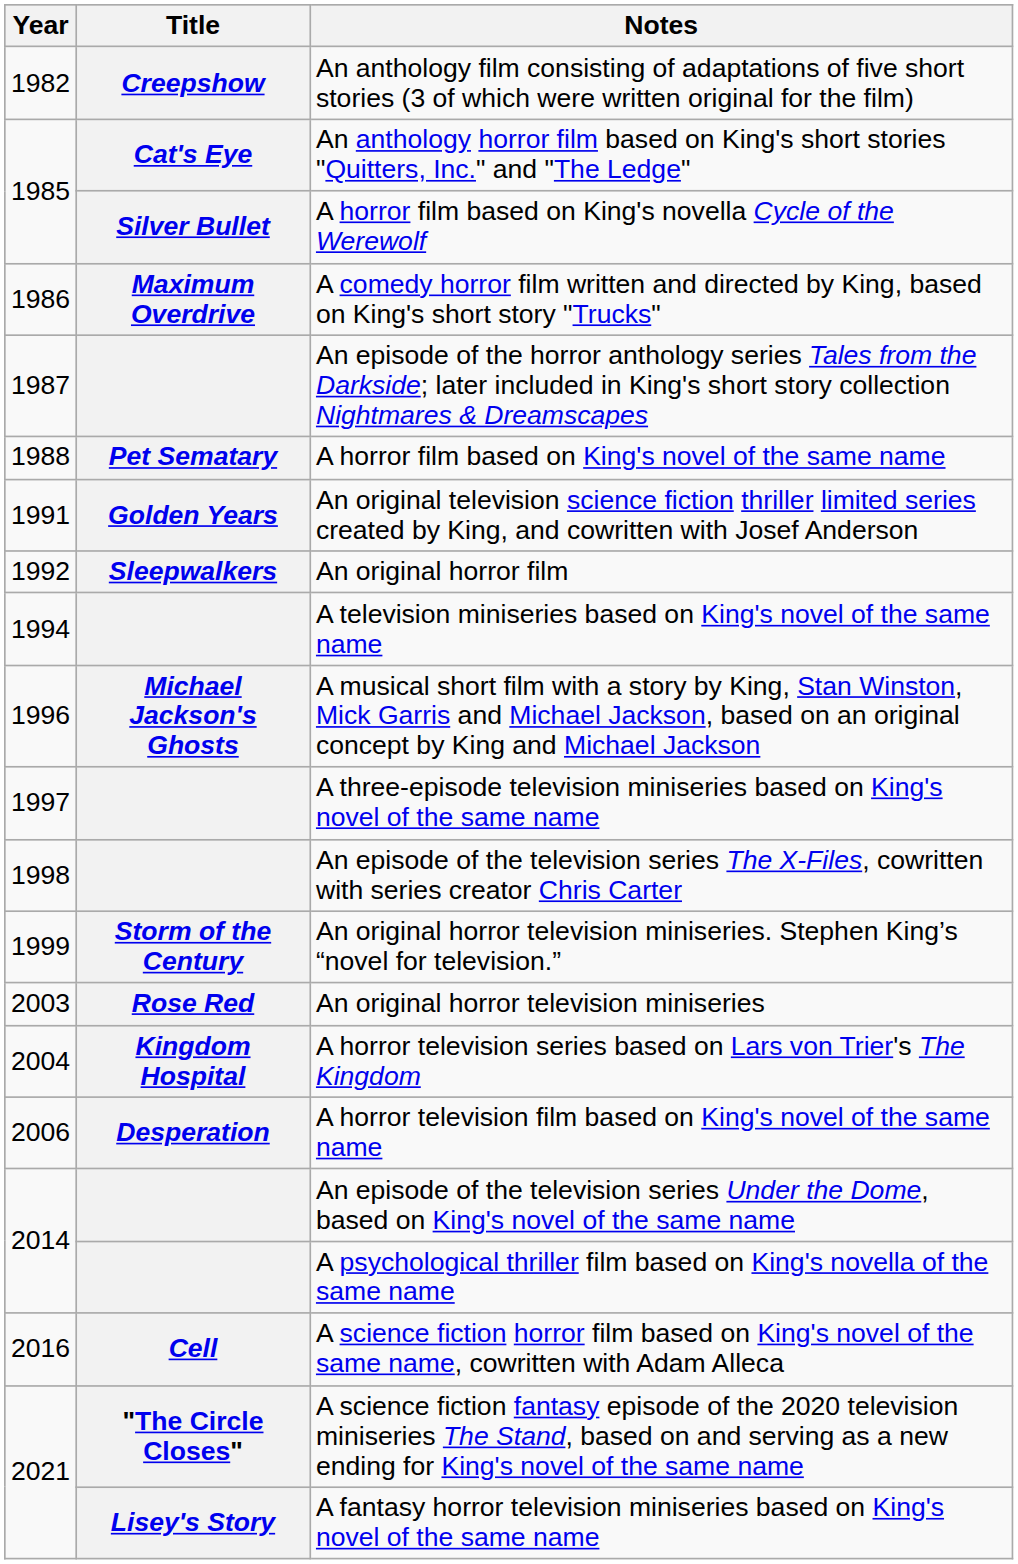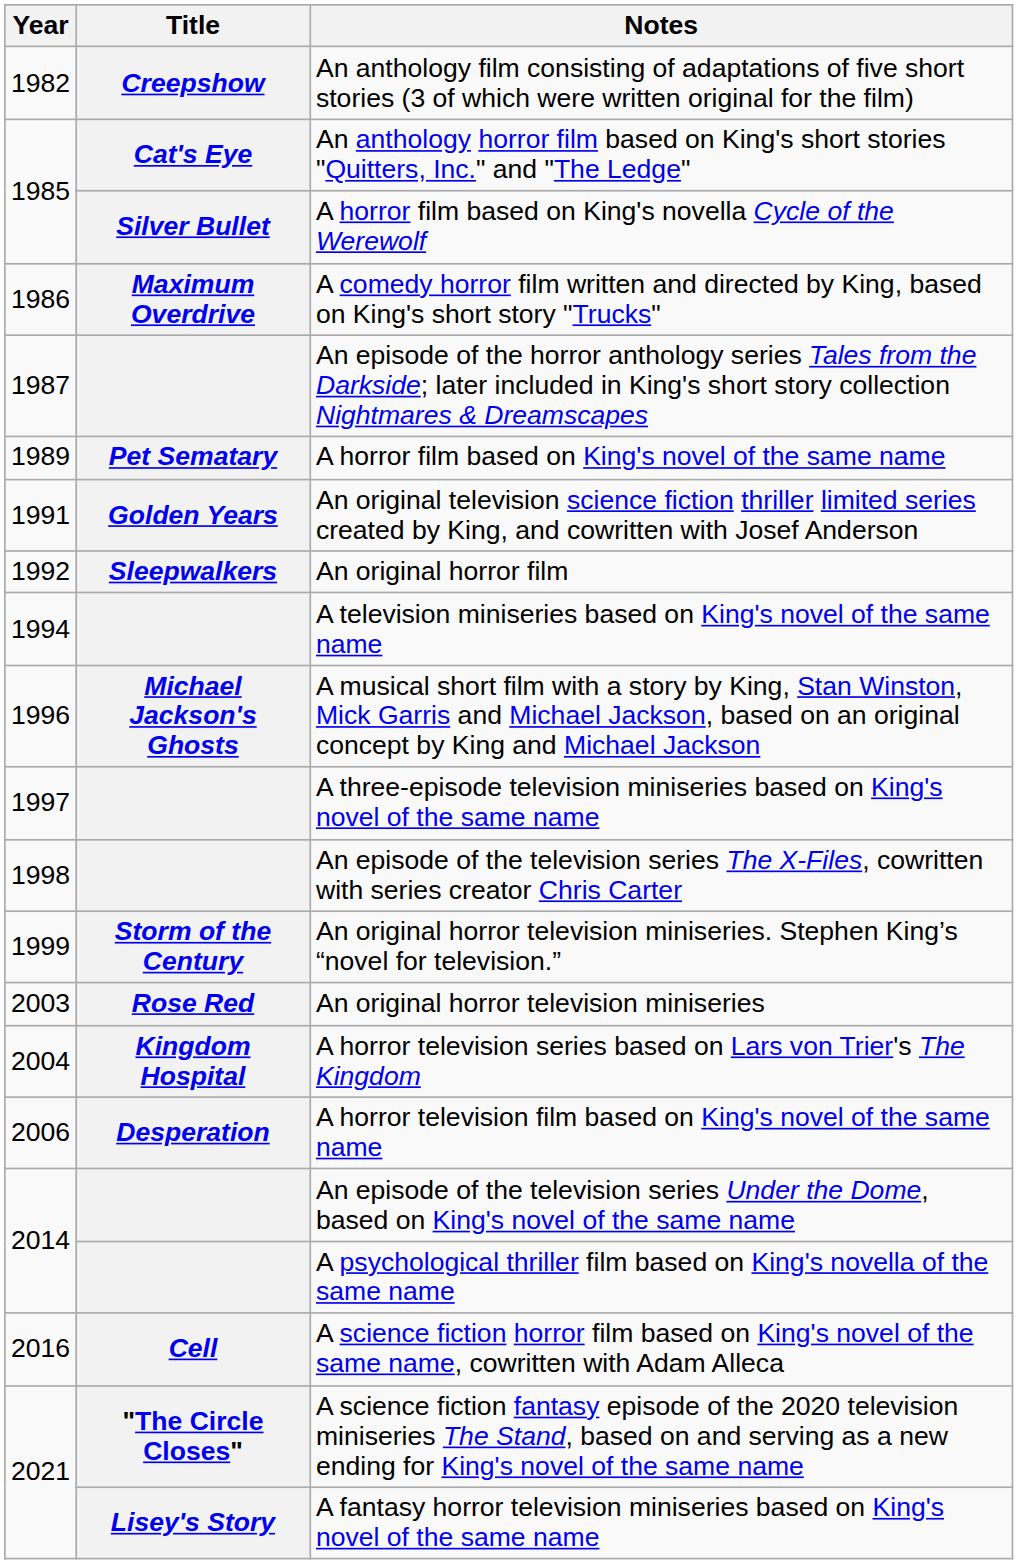(40, 457) 1988 -> (40, 457) 1989
